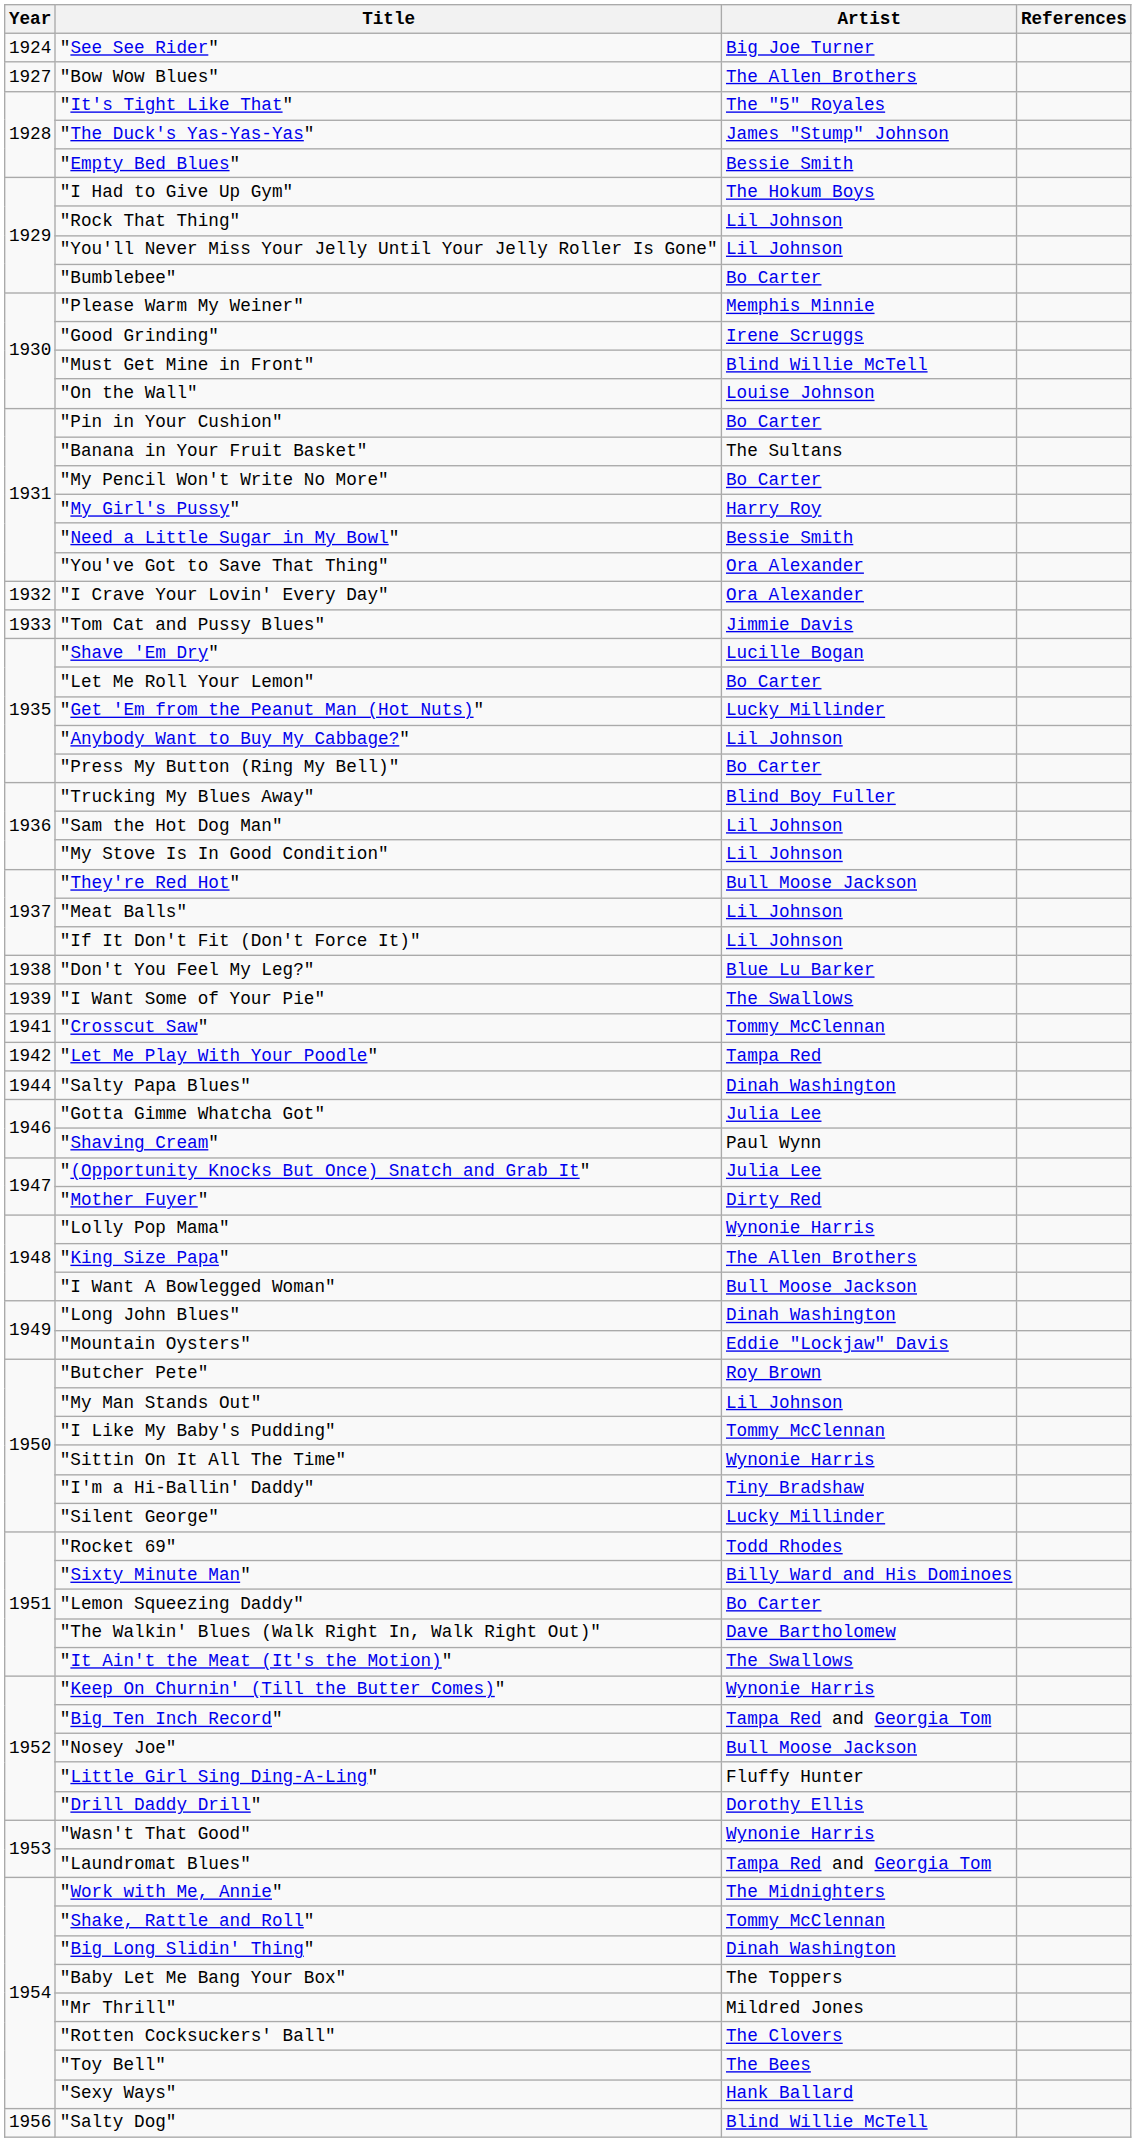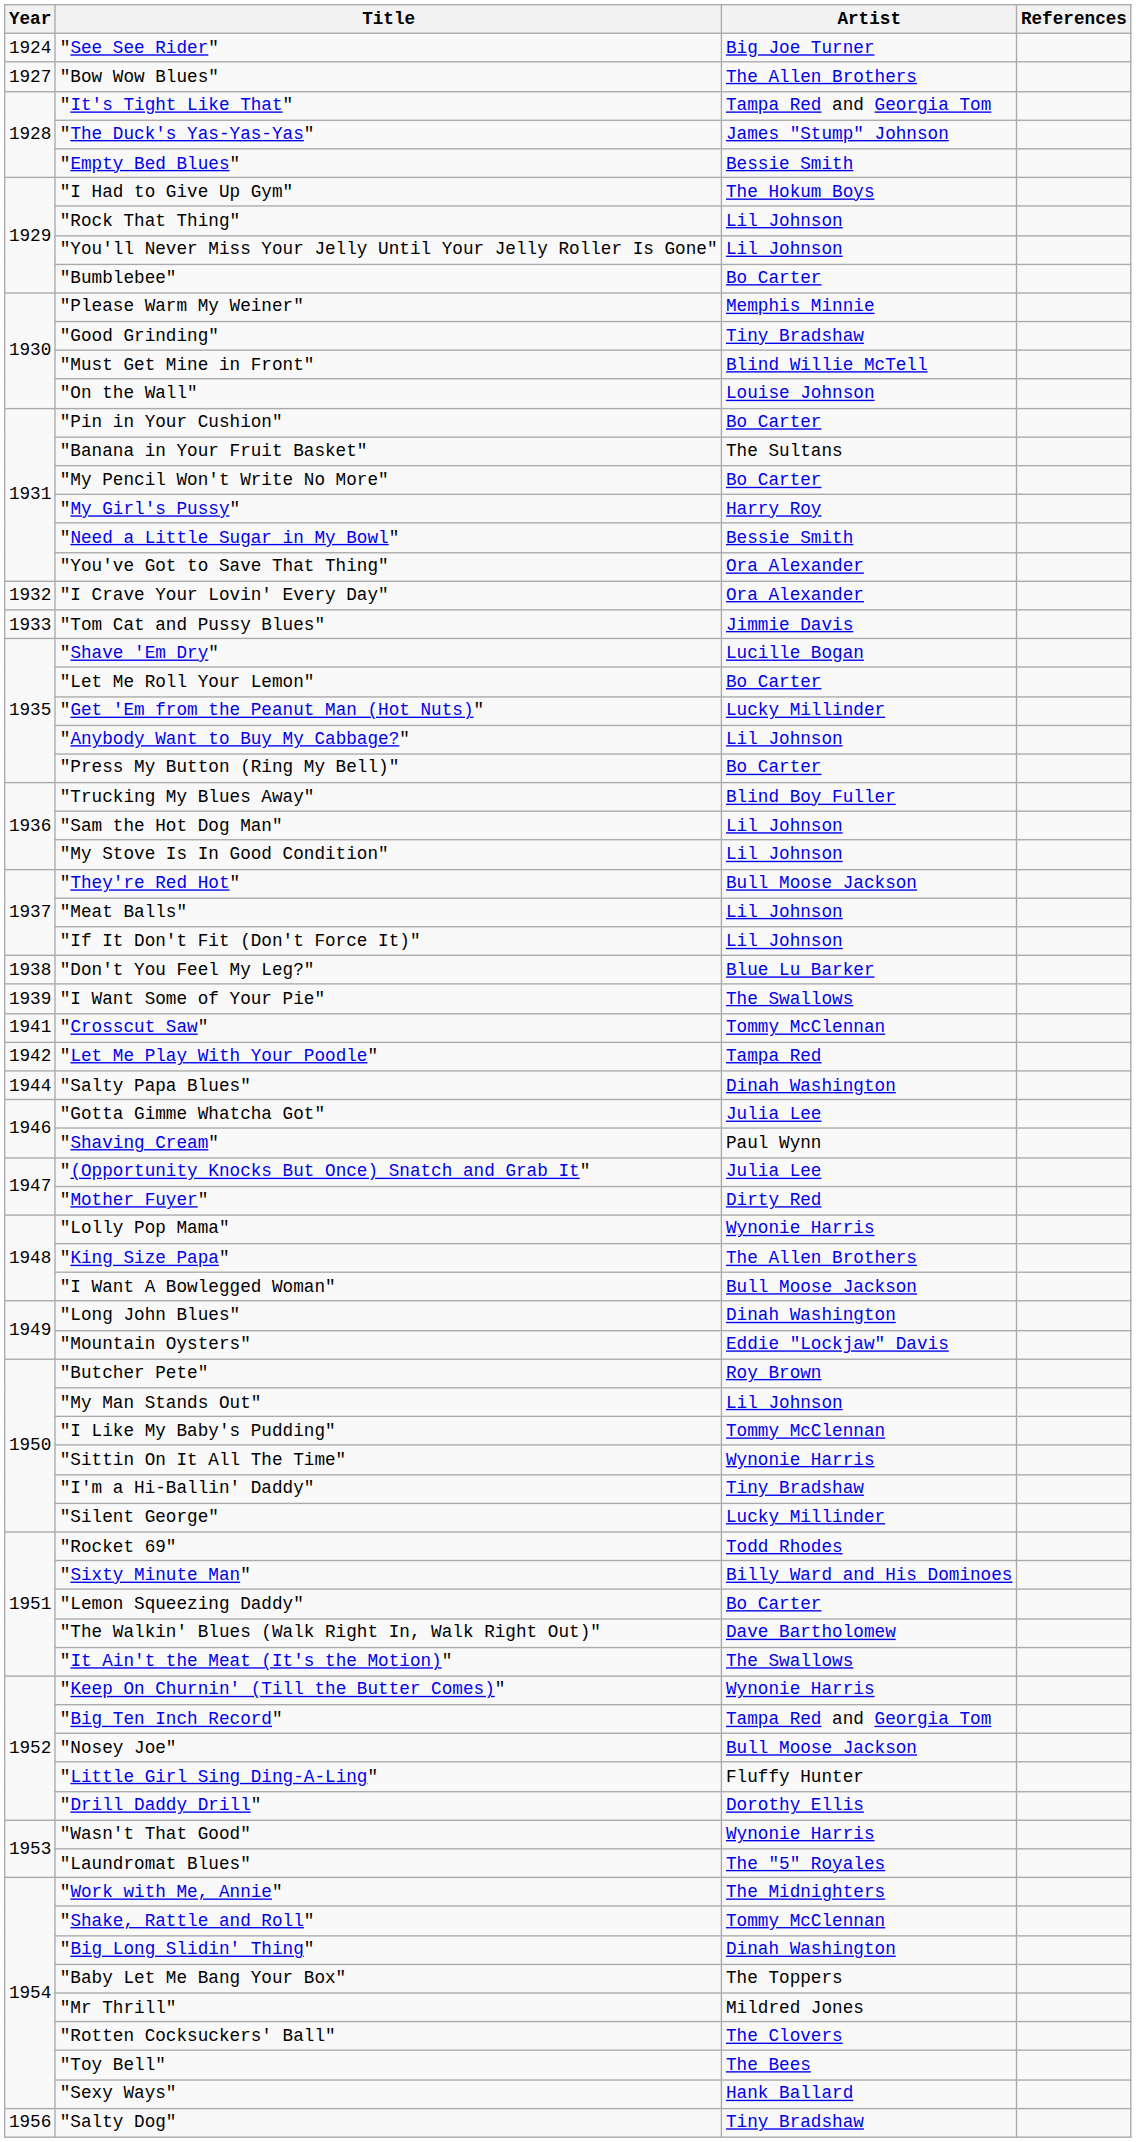(806, 106) The "5" Royales -> (859, 106) Tampa Red and Georgia Tom
(795, 336) Irene Scruggs -> (795, 336) Tiny Bradshaw
(859, 1863) Tampa Red and Georgia Tom -> (806, 1863) The "5" Royales
(827, 2123) Blind Willie McTell -> (795, 2123) Tiny Bradshaw
